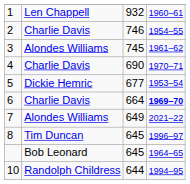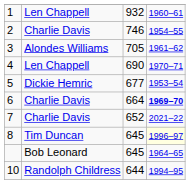(135, 48) 745 -> (135, 48) 705
(57, 65) Charlie Davis -> (57, 65) Len Chappell
(66, 118) Alondes Williams -> (57, 118) Charlie Davis
(135, 118) 649 -> (135, 118) 652
(166, 136) no background -> (166, 136) lightyellow background
